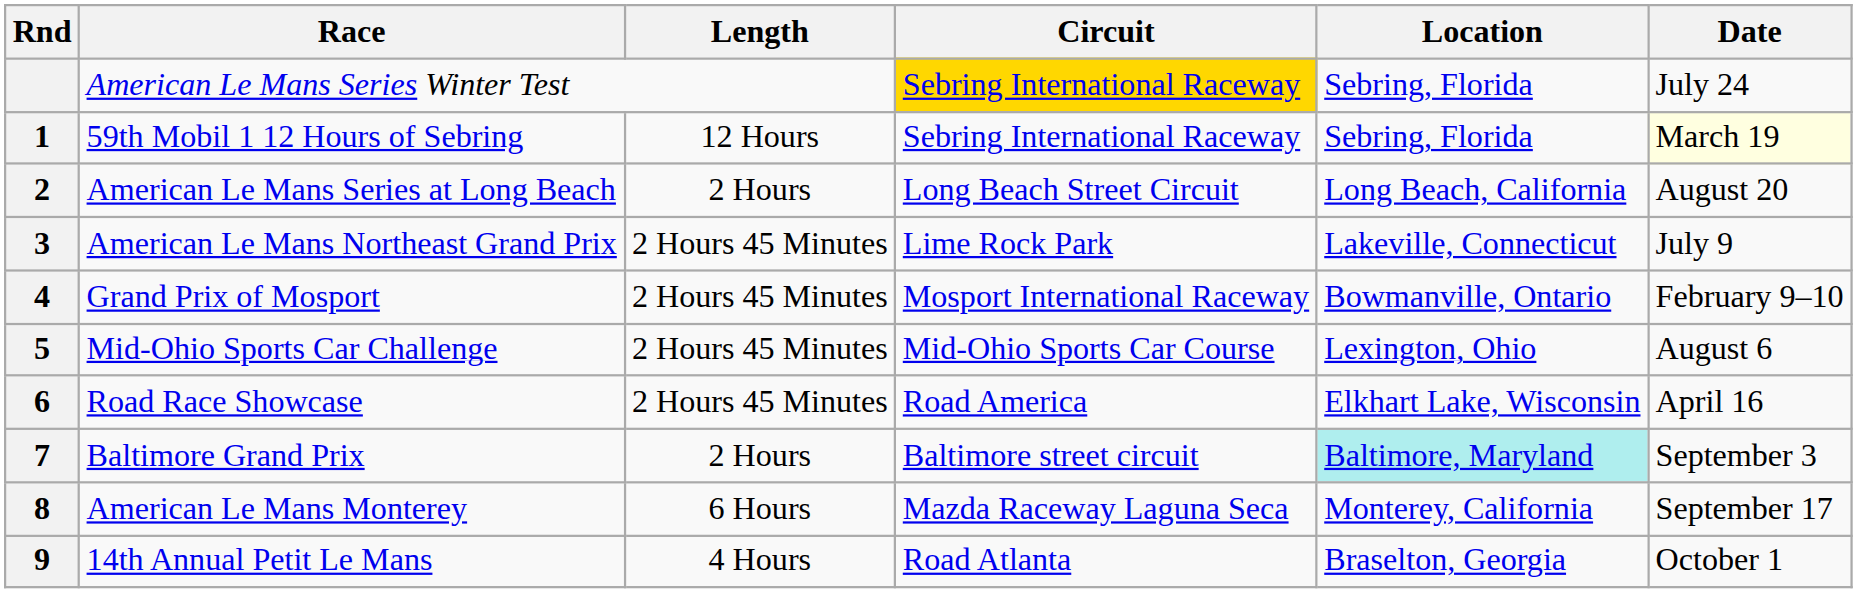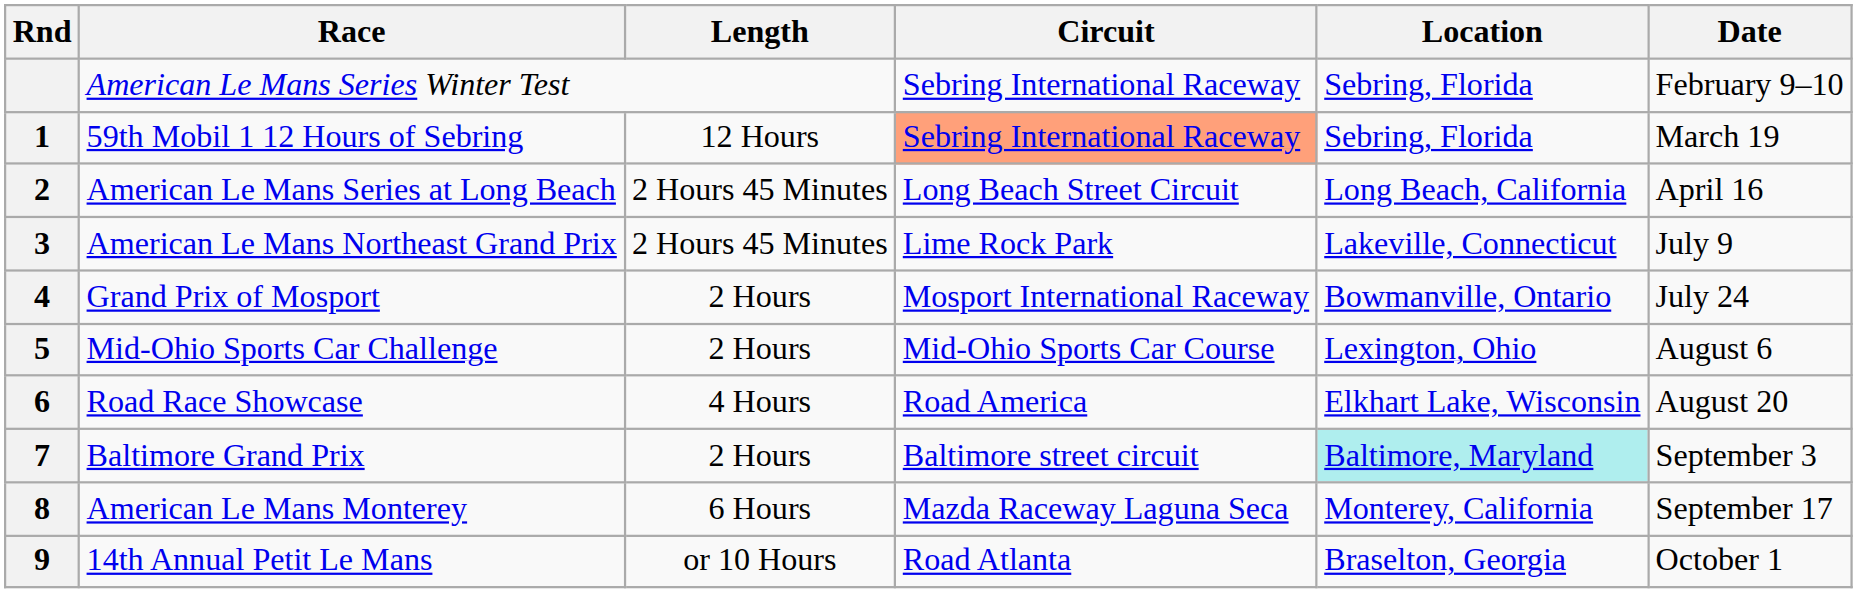(1102, 84) gold background -> (1102, 84) no background
(1702, 84) July 24 -> (1750, 84) February 9–10
(1102, 137) no background -> (1102, 137) lightsalmon background
(1717, 137) lightyellow background -> (1717, 137) no background
(760, 190) 2 Hours -> (760, 190) 2 Hours 45 Minutes
(1722, 190) August 20 -> (1709, 190) April 16
(760, 296) 2 Hours 45 Minutes -> (760, 296) 2 Hours
(1750, 296) February 9–10 -> (1702, 296) July 24
(760, 349) 2 Hours 45 Minutes -> (760, 349) 2 Hours
(760, 402) 2 Hours 45 Minutes -> (760, 402) 4 Hours
(1709, 402) April 16 -> (1722, 402) August 20
(760, 560) 4 Hours -> (760, 560) or 10 Hours
